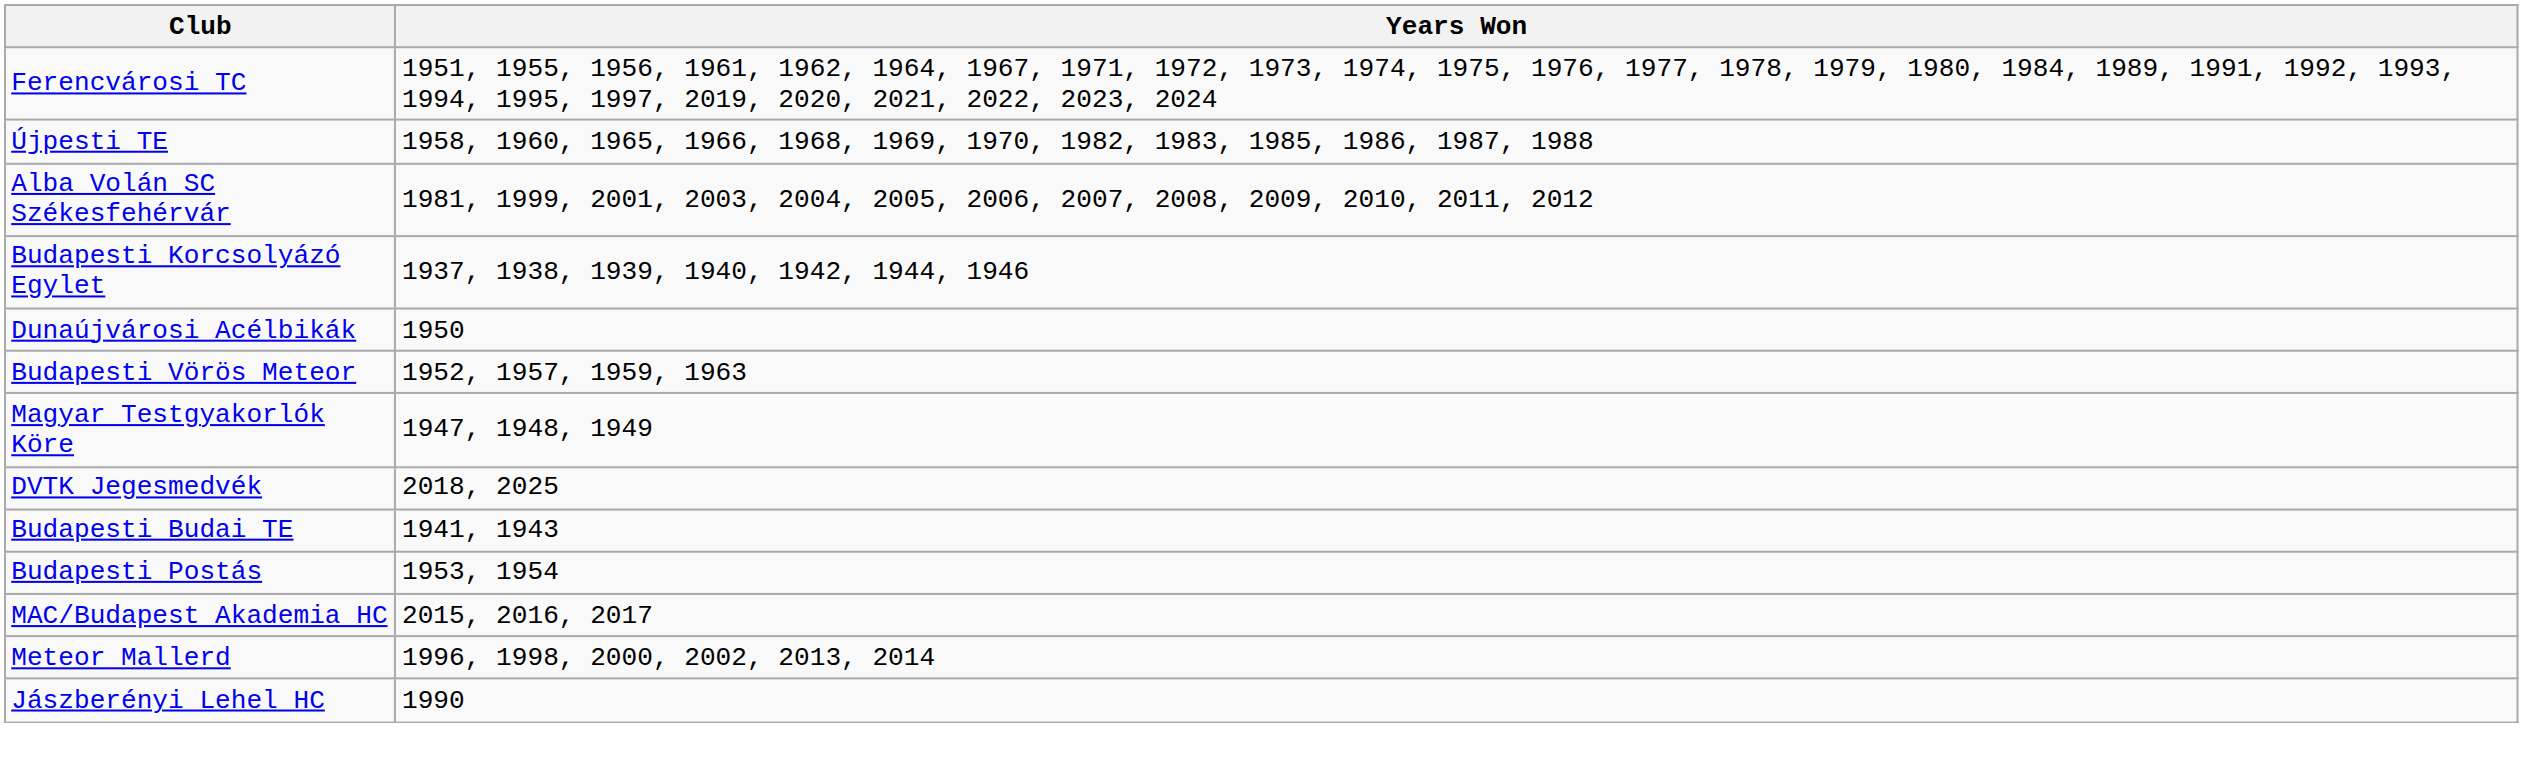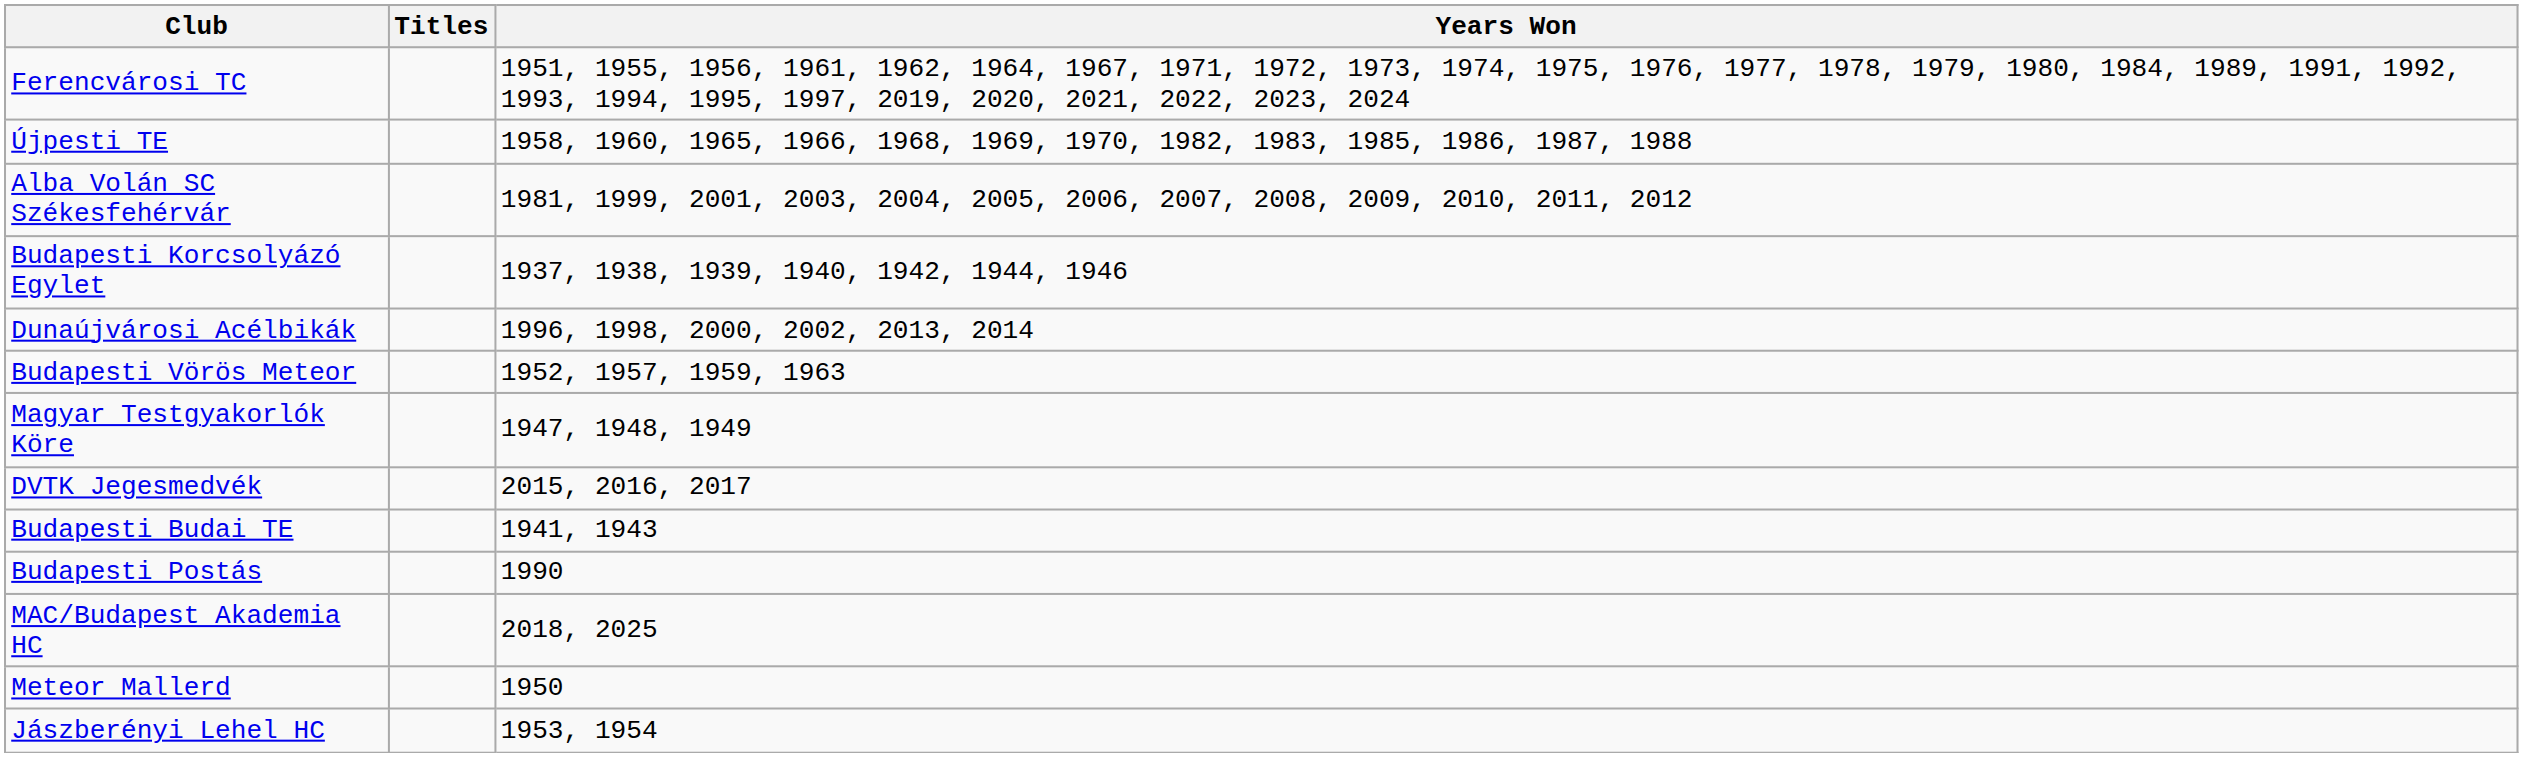+ column: (441, 26)
(433, 330) 1950 -> (767, 330) 1996, 1998, 2000, 2002, 2013, 2014
(480, 488) 2018, 2025 -> (626, 488) 2015, 2016, 2017
(480, 573) 1953, 1954 -> (532, 573) 1990
(527, 615) 2015, 2016, 2017 -> (579, 630) 2018, 2025
(669, 658) 1996, 1998, 2000, 2002, 2013, 2014 -> (532, 688) 1950
(433, 701) 1990 -> (579, 731) 1953, 1954
